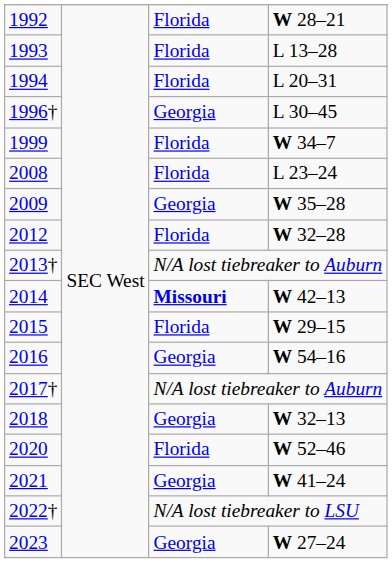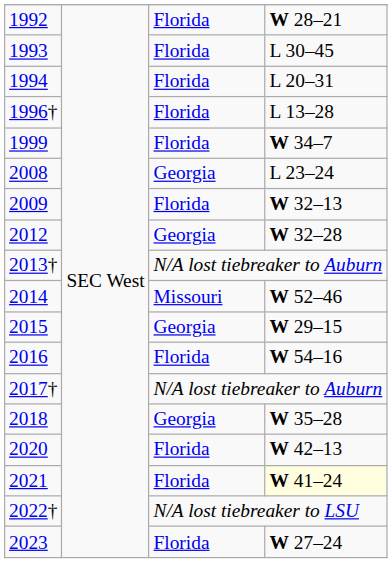(305, 50) L 13–28 -> (302, 50) L 30–45
(185, 111) Georgia -> (182, 111) Florida
(305, 111) L 30–45 -> (302, 111) L 13–28
(182, 173) Florida -> (185, 173) Georgia
(185, 204) Georgia -> (182, 204) Florida
(309, 204) W 35–28 -> (306, 204) W 32–13
(182, 234) Florida -> (185, 234) Georgia
(190, 296) bold -> (188, 296) normal
(309, 296) W 42–13 -> (306, 296) W 52–46
(182, 326) Florida -> (185, 326) Georgia
(185, 357) Georgia -> (182, 357) Florida
(309, 419) W 32–13 -> (306, 419) W 35–28
(309, 449) W 52–46 -> (306, 449) W 42–13
(185, 480) Georgia -> (182, 480) Florida
(309, 480) no background -> (306, 480) lightyellow background
(185, 541) Georgia -> (182, 541) Florida
